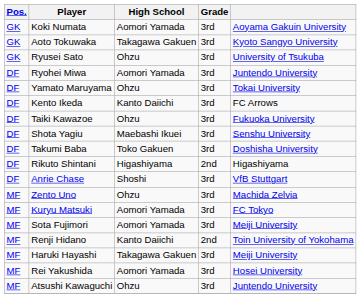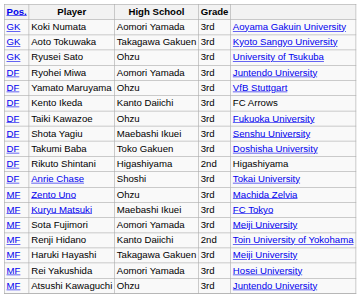(266, 88) Tokai University -> (260, 88) VfB Stuttgart
(260, 179) VfB Stuttgart -> (266, 179) Tokai University
(151, 210) Aomori Yamada -> (149, 210) Maebashi Ikuei
